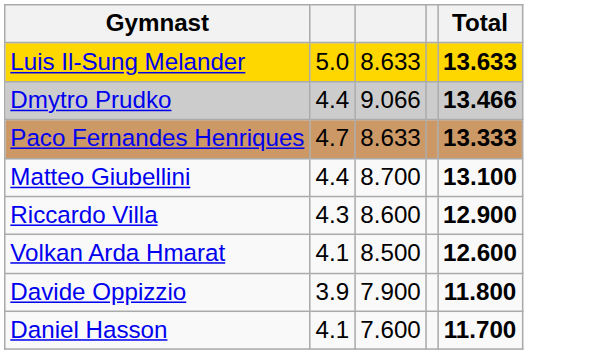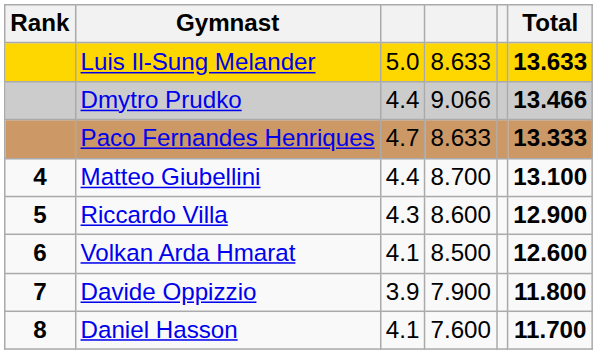+ column: (40, 23)
